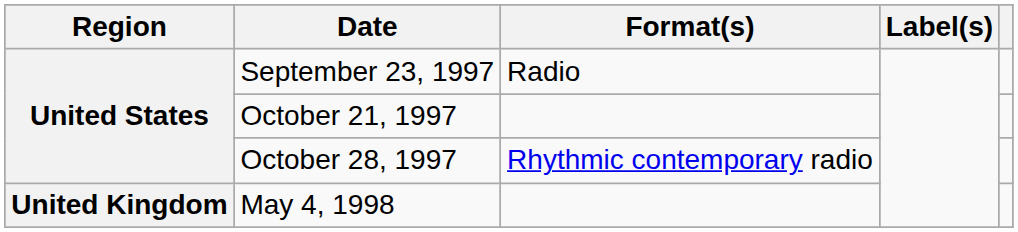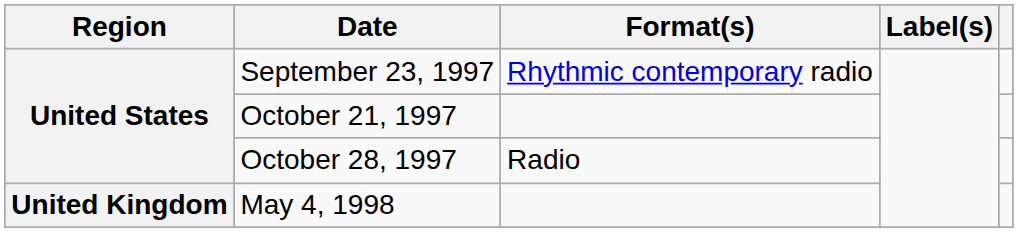(544, 71) Radio -> (690, 71) Rhythmic contemporary radio
(690, 159) Rhythmic contemporary radio -> (544, 159) Radio
